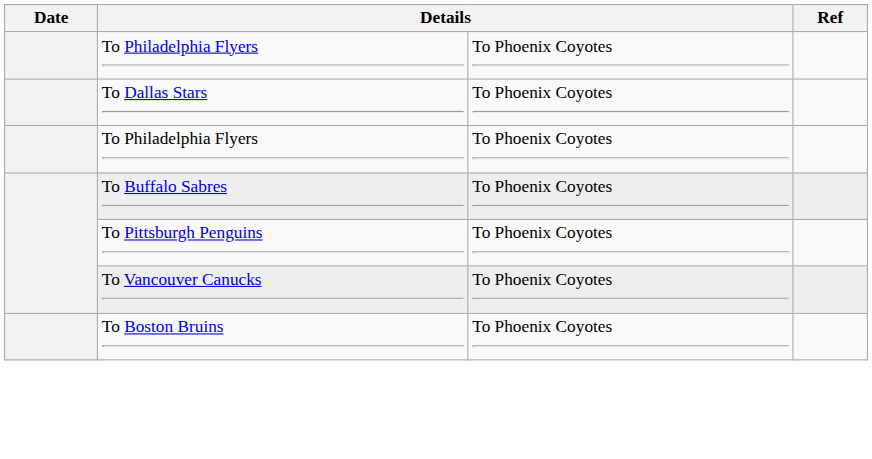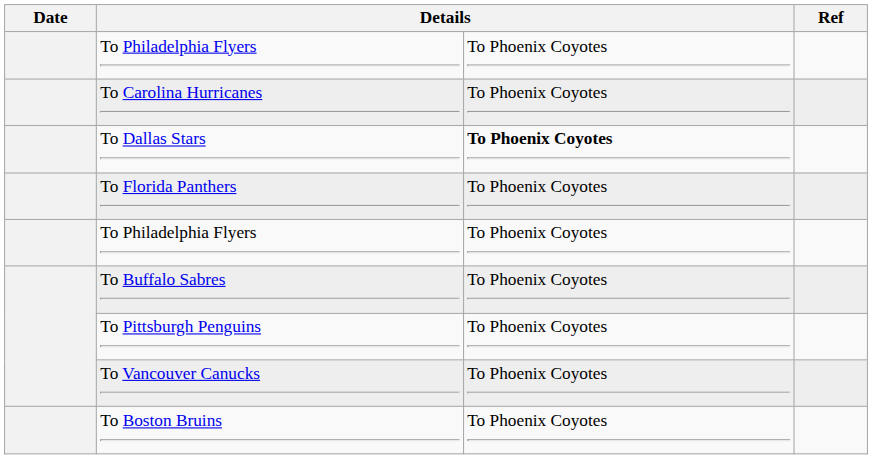+ row: (50, 102)
(631, 98) normal -> (629, 145) bold
+ row: (50, 196)
